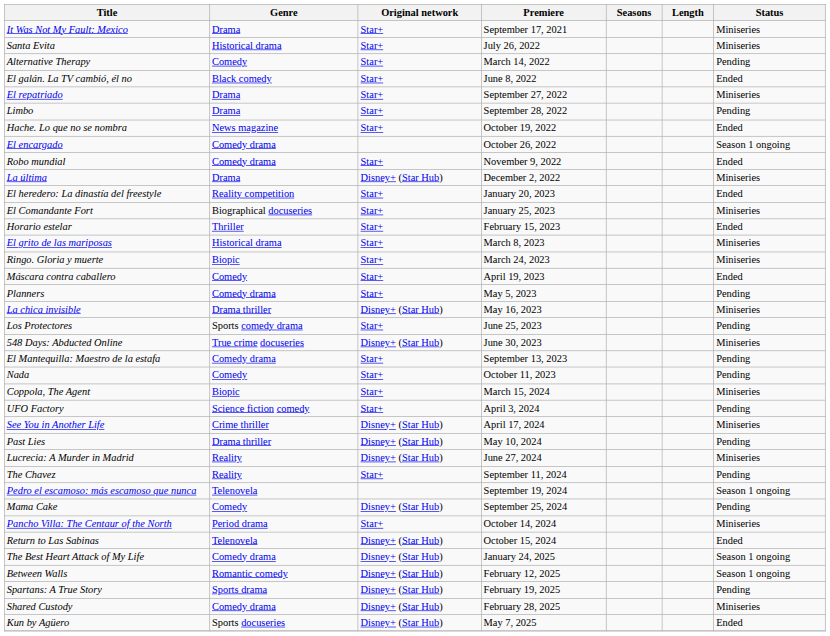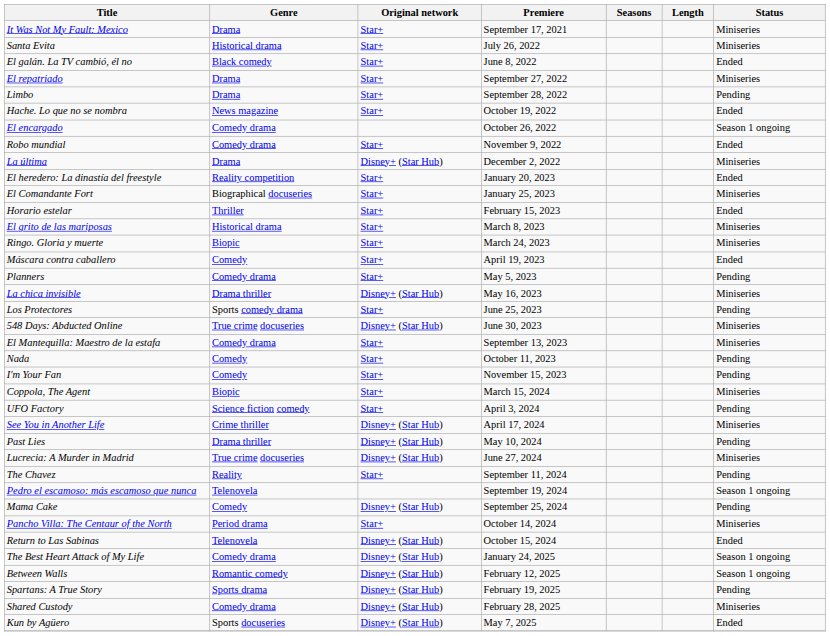- row: (48, 62)
(733, 359) Pending -> (738, 342) Miniseries
+ row: (34, 375)
(227, 458) Reality -> (258, 458) True crime docuseries
